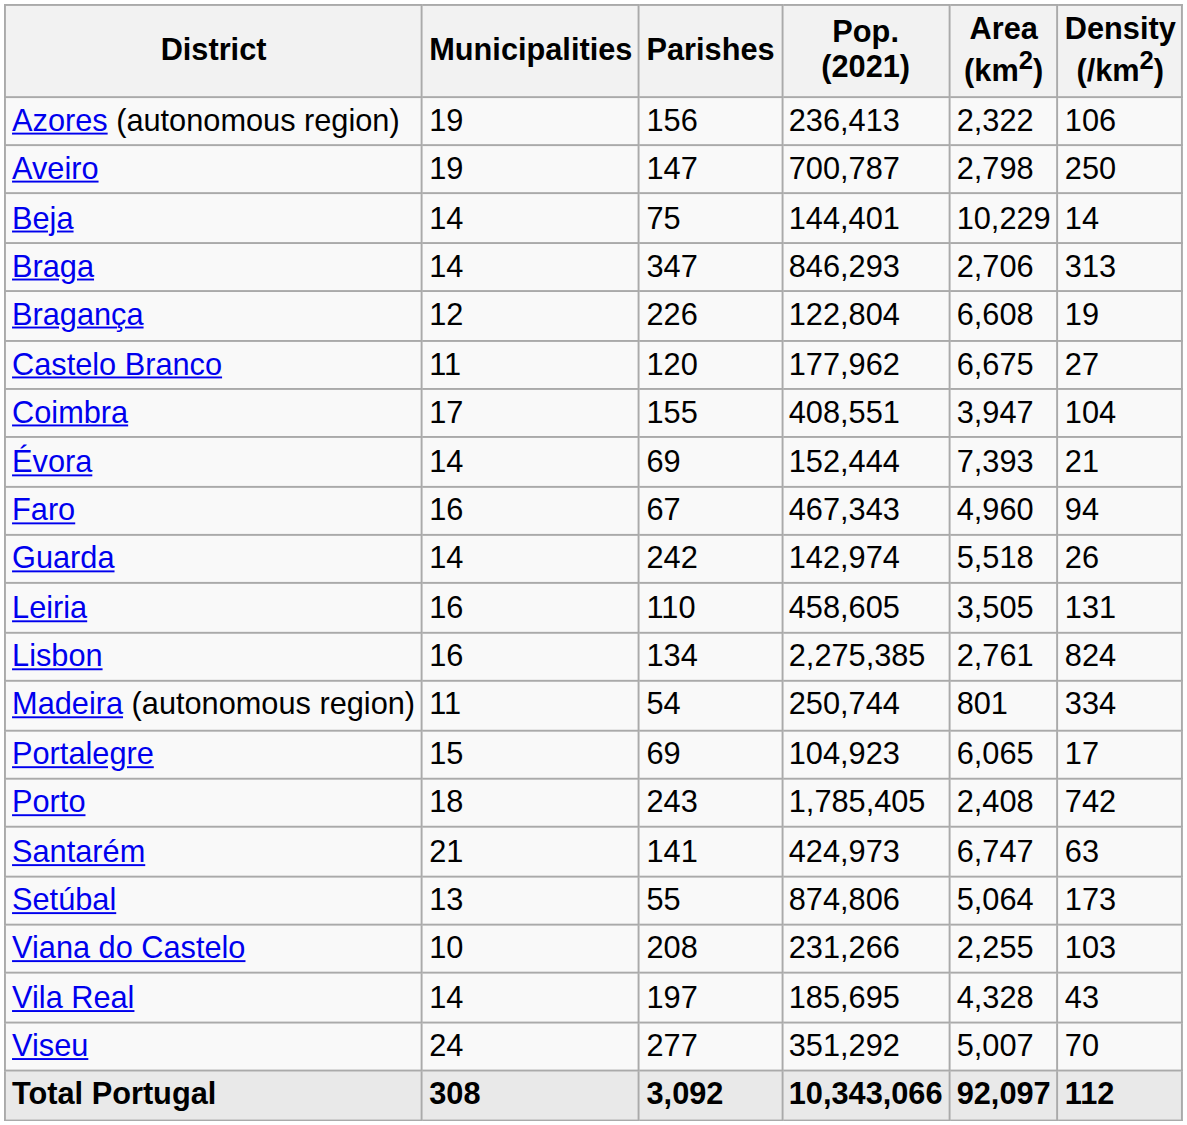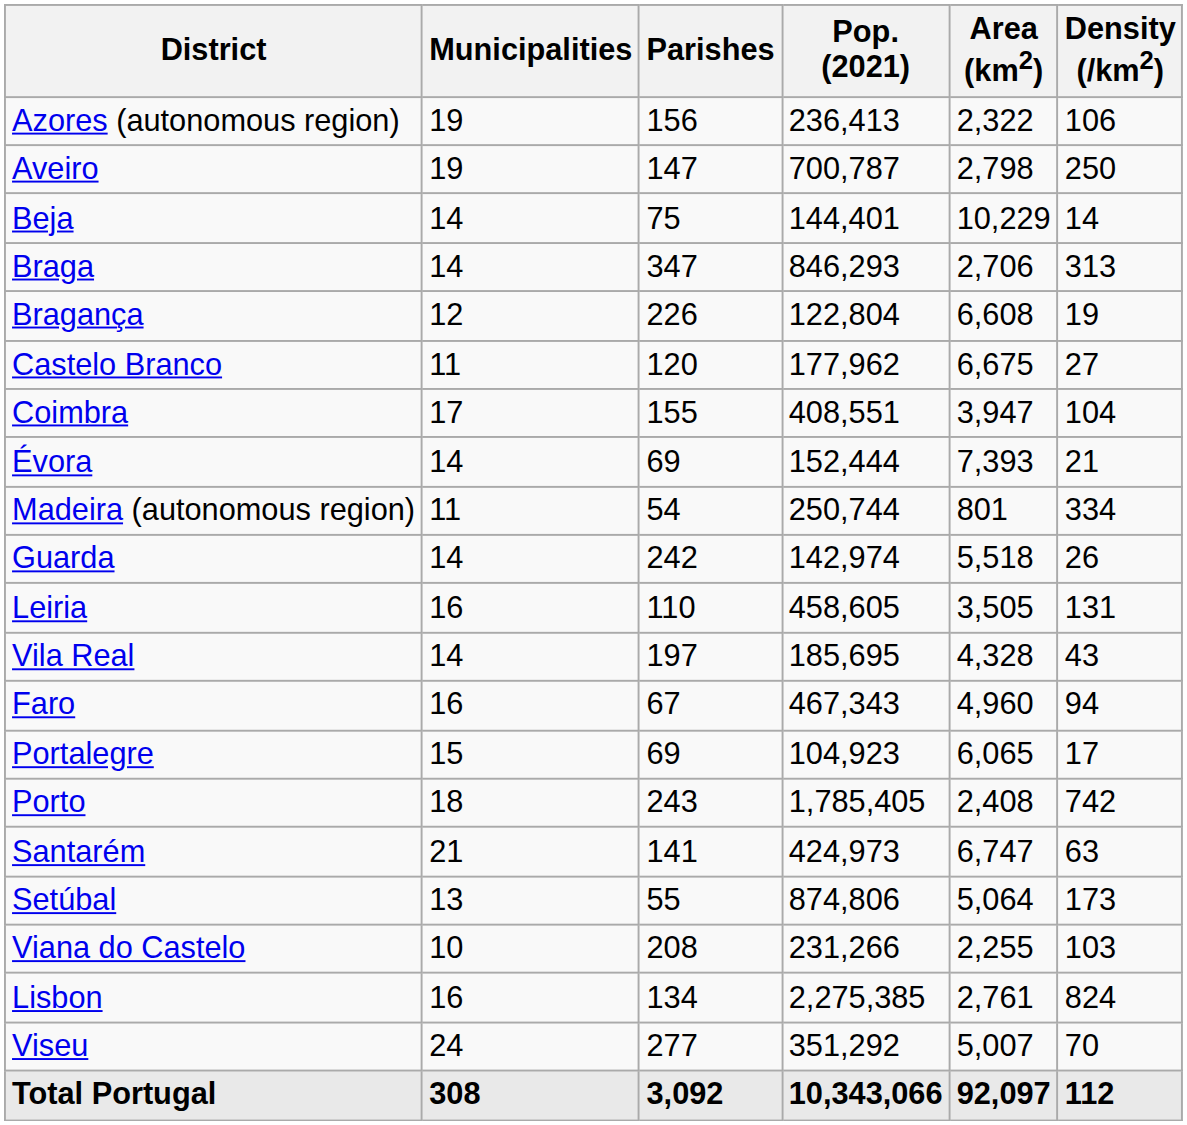rows swapped: (44, 510) <-> (214, 705)
rows swapped: (57, 656) <-> (73, 997)
